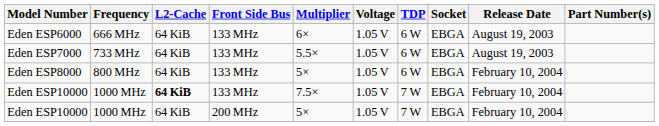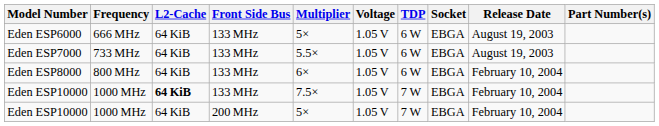(303, 33) 6× -> (303, 33) 5×
(303, 72) 5× -> (303, 72) 6×
